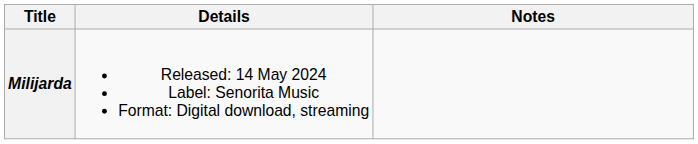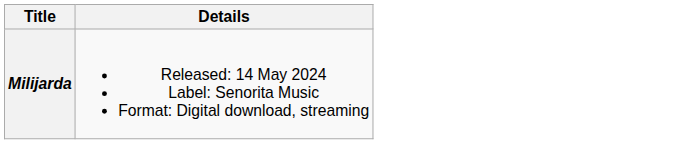- column: (533, 16)
